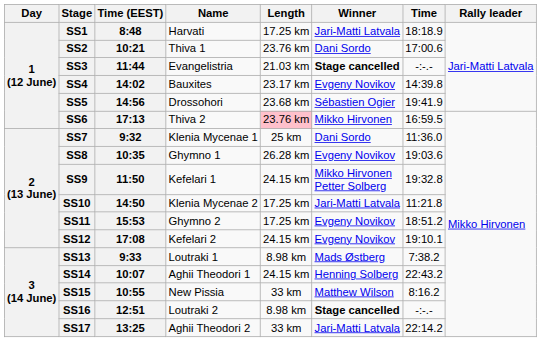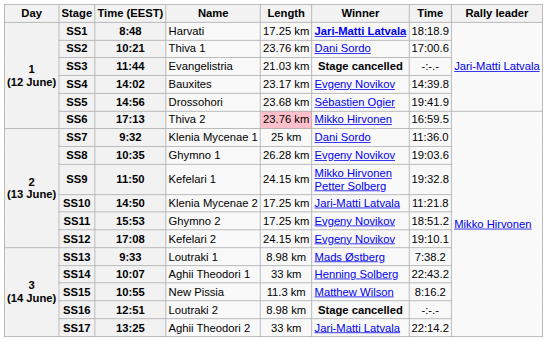(357, 31) normal -> (360, 31) bold
(286, 275) 24.15 km -> (286, 275) 33 km
(286, 292) 33 km -> (286, 292) 11.3 km
